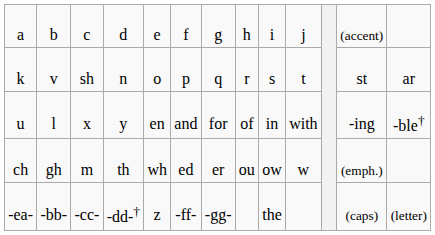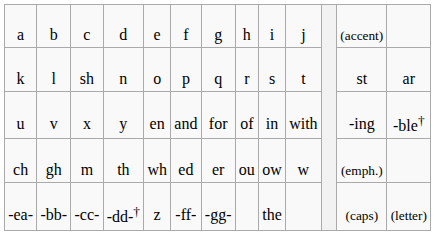(54, 78) v -> (54, 78) l
(54, 124) l -> (54, 124) v
